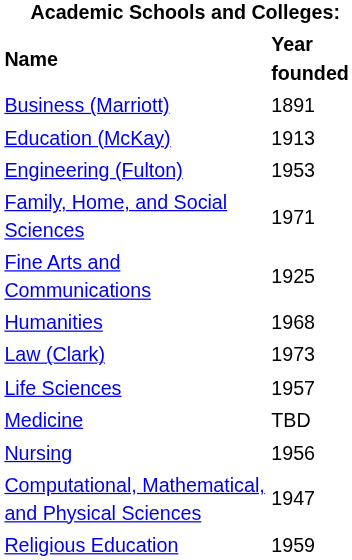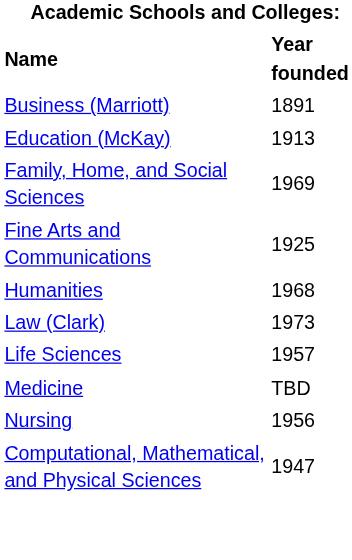- row: (94, 170)
(293, 216) 1971 -> (293, 184) 1969
- row: (91, 545)
